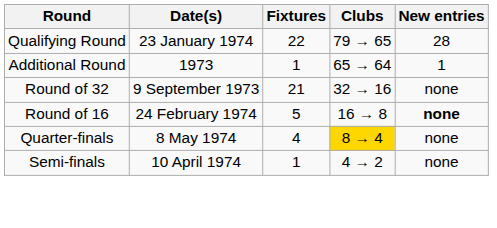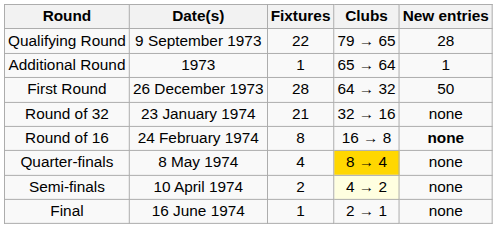(196, 41) 23 January 1974 -> (198, 41) 9 September 1973
+ row: (67, 89)
(196, 89) 9 September 1973 -> (198, 114) 23 January 1974
(296, 114) 5 -> (301, 138) 8
(296, 162) 1 -> (301, 187) 2
(362, 162) no background -> (367, 187) lightyellow background
+ row: (67, 211)
